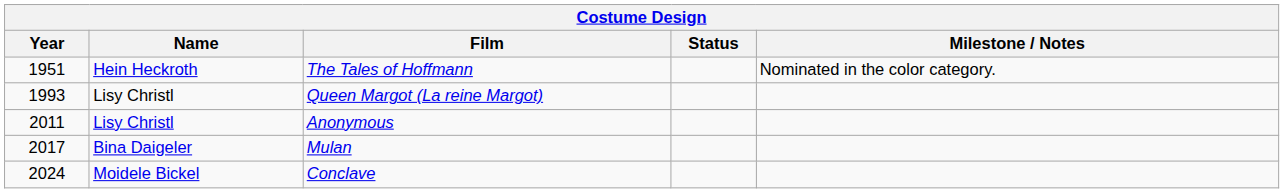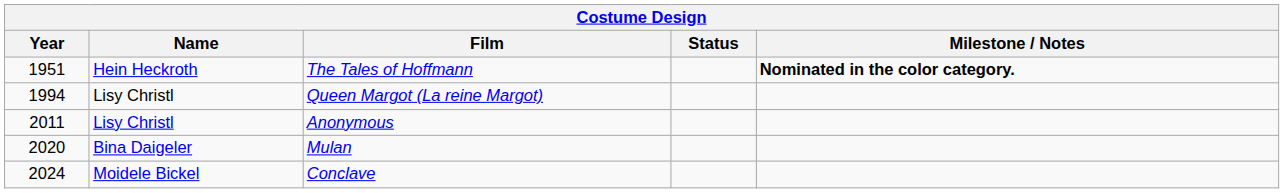(878, 69) normal -> (887, 69) bold
(47, 95) 1993 -> (47, 95) 1994
(47, 148) 2017 -> (47, 148) 2020
